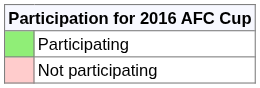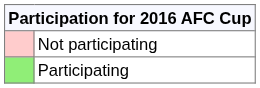rows swapped: (83, 44) <-> (98, 70)
